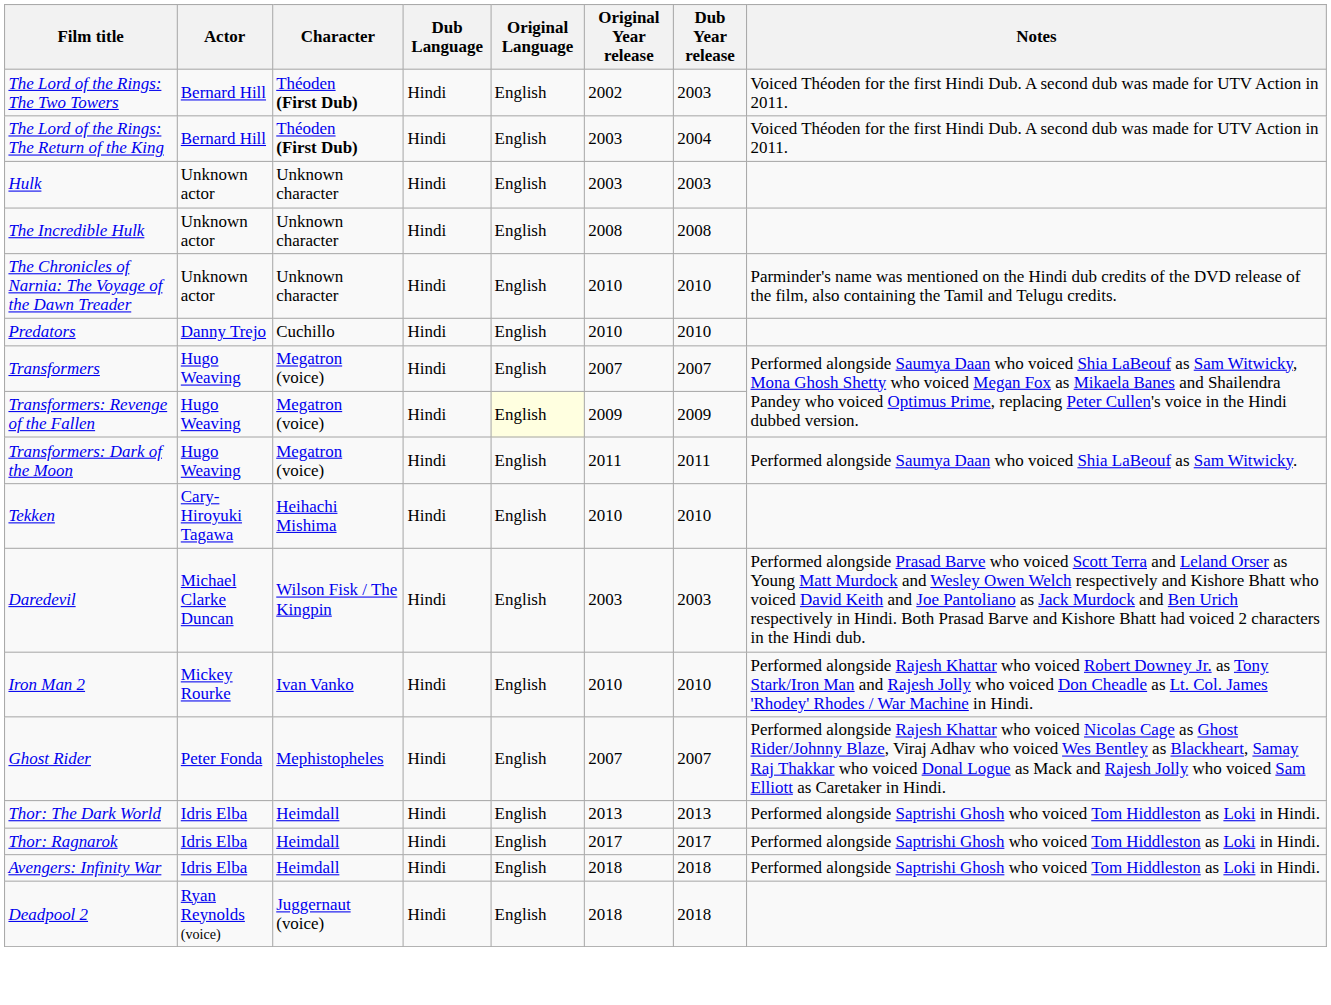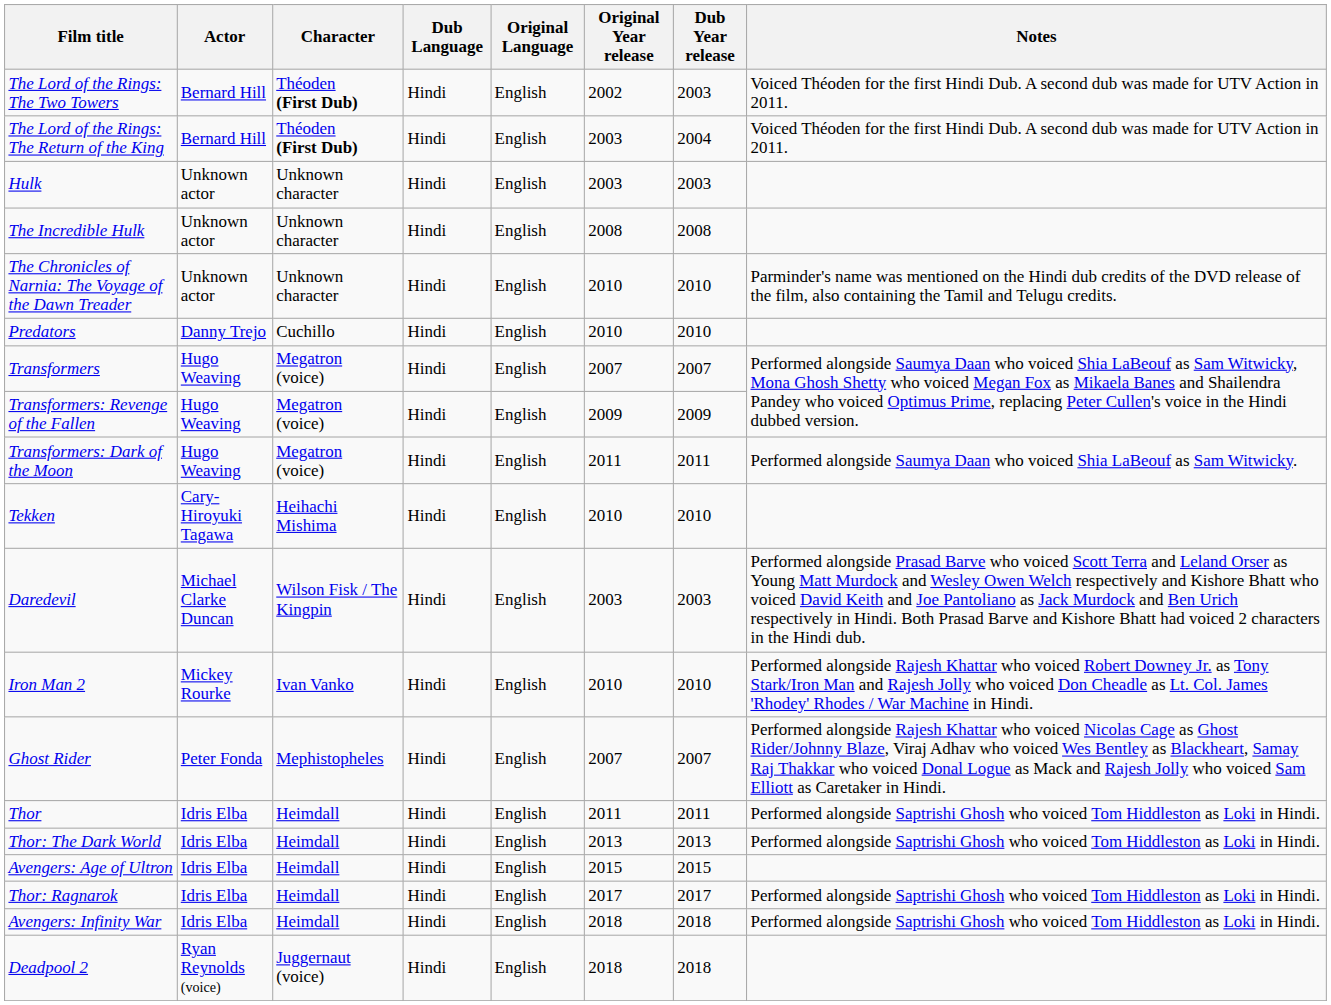(521, 414) lightyellow background -> (521, 414) no background
+ row: (25, 814)
+ row: (91, 868)
